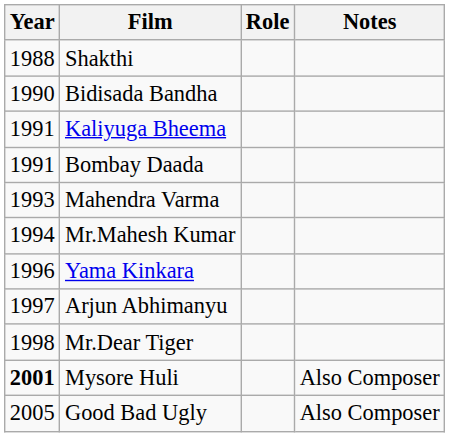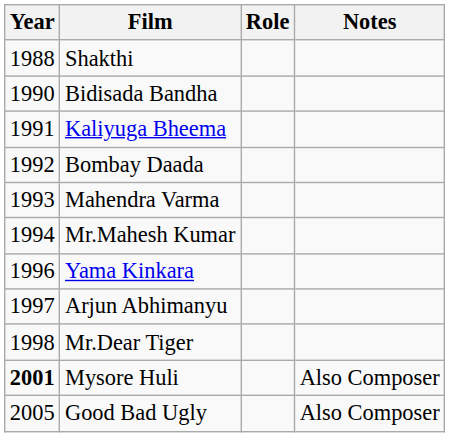(32, 164) 1991 -> (32, 164) 1992
